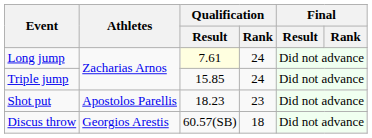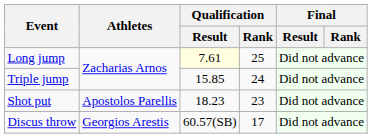(258, 58) 24 -> (258, 58) 25
(258, 122) 18 -> (258, 122) 17
